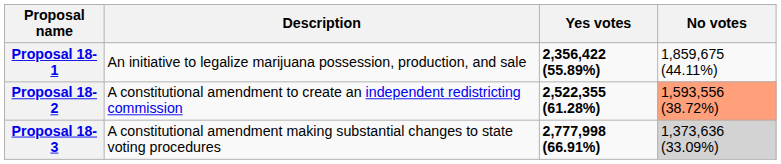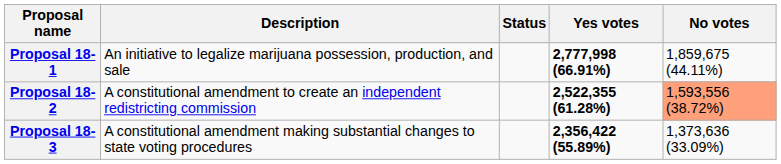+ column: (524, 23)
(574, 62) 2,356,422 (55.89%) -> (584, 62) 2,777,998 (66.91%)
(574, 139) 2,777,998 (66.91%) -> (584, 139) 2,356,422 (55.89%)
(693, 139) lightgrey background -> (698, 139) no background
